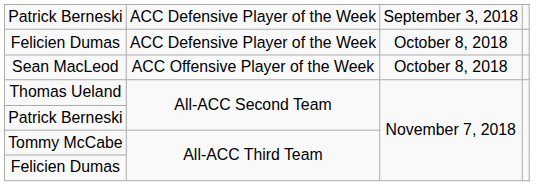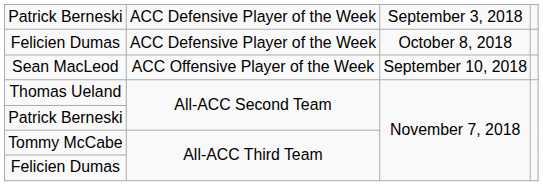(451, 67) October 8, 2018 -> (455, 67) September 10, 2018
